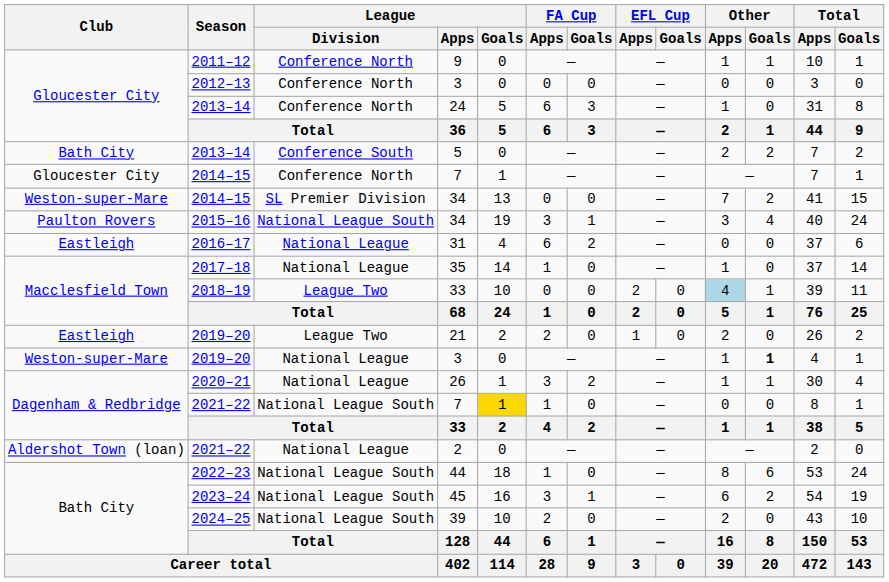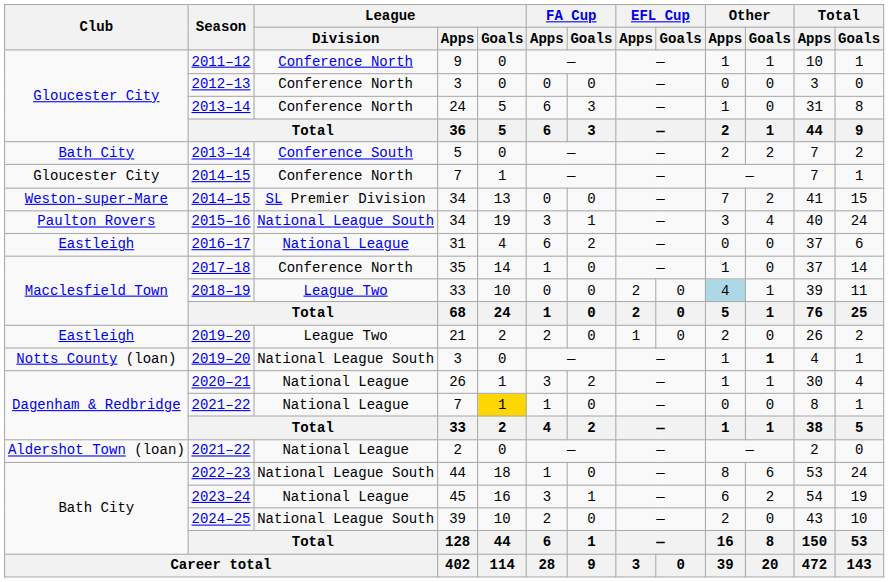(346, 268) National League -> (346, 268) Conference North
(96, 359) Weston-super-Mare -> (96, 359) Notts County (loan)
(346, 359) National League -> (346, 359) National League South
(346, 405) National League South -> (346, 405) National League
(346, 497) National League South -> (346, 497) National League
